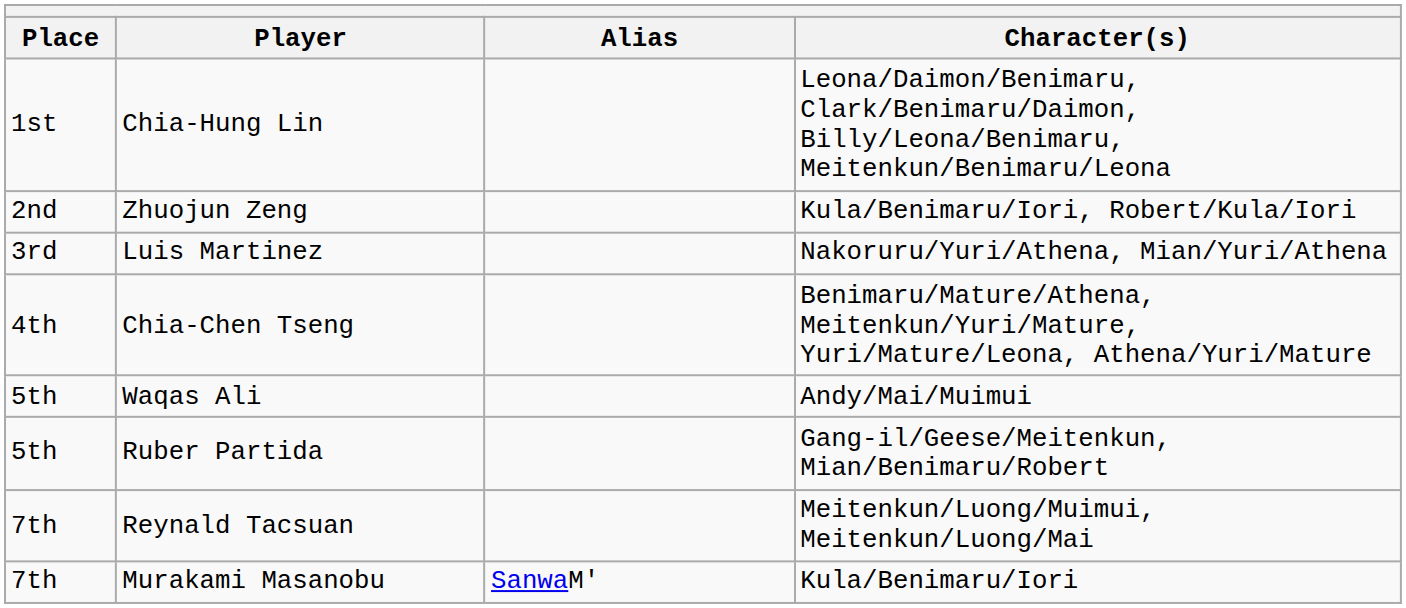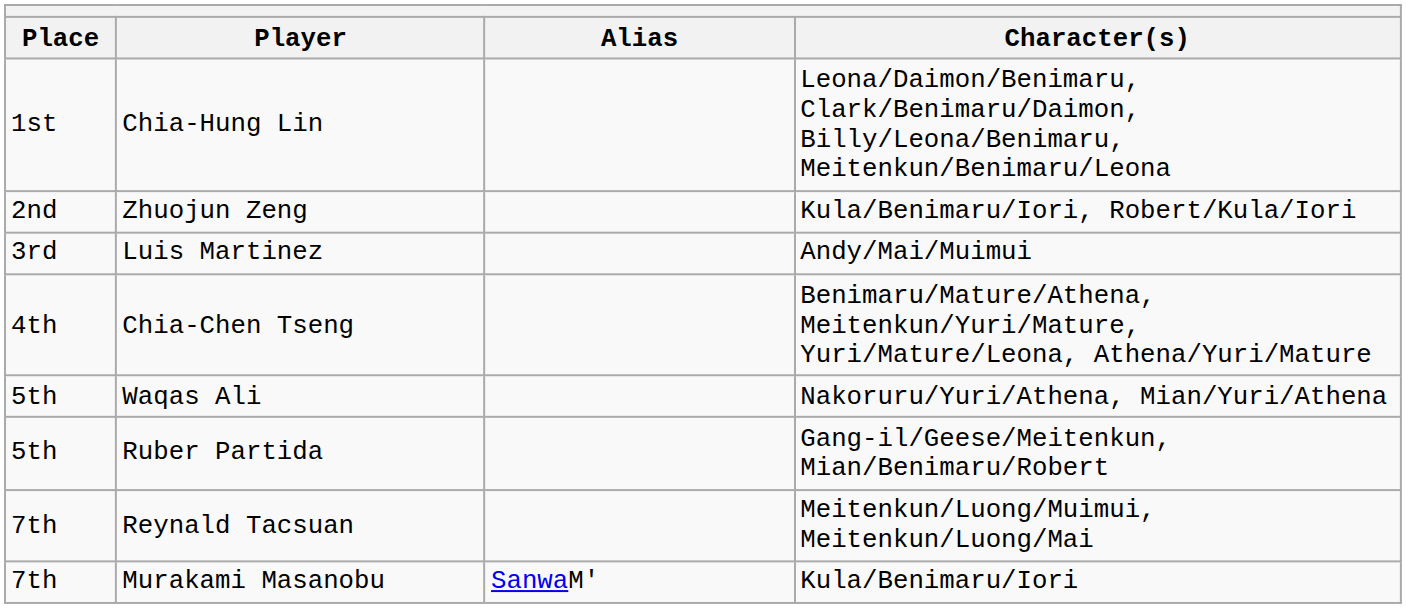(1094, 253) Nakoruru/Yuri/Athena, Mian/Yuri/Athena -> (916, 253) Andy/Mai/Muimui
(916, 396) Andy/Mai/Muimui -> (1094, 396) Nakoruru/Yuri/Athena, Mian/Yuri/Athena
